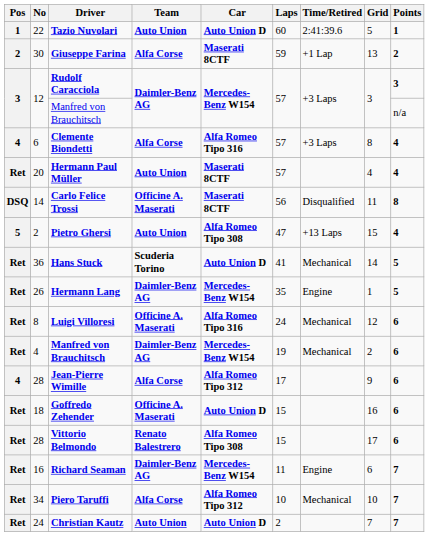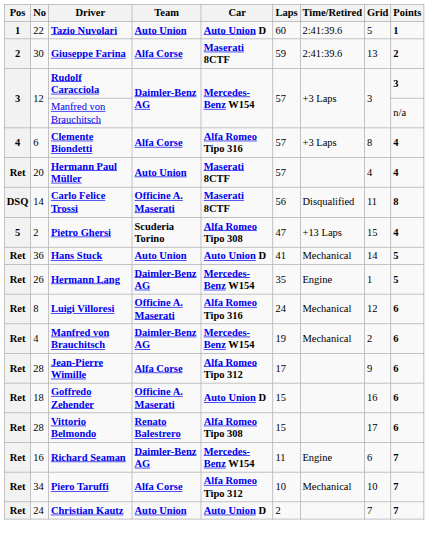(318, 54) +1 Lap -> (322, 54) 2:41:39.6
(161, 232) Auto Union -> (154, 232) Scuderia Torino
(154, 262) Scuderia Torino -> (161, 255) Auto Union
(18, 380) 4 -> (18, 368) Ret
